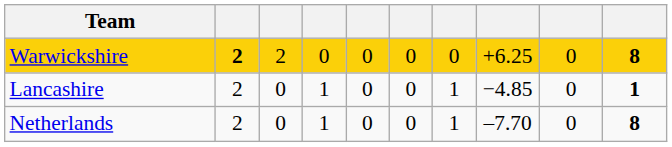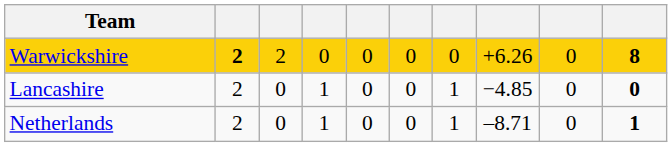(508, 55) +6.25 -> (508, 55) +6.26
(635, 89) 1 -> (635, 89) 0
(508, 123) –7.70 -> (508, 123) –8.71
(635, 123) 8 -> (635, 123) 1
